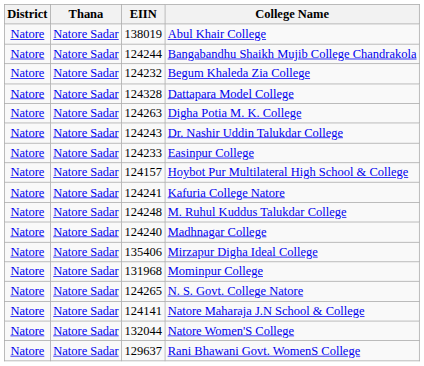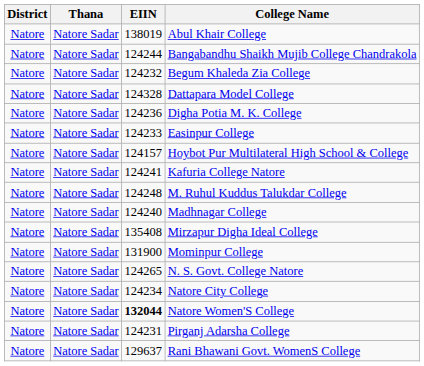(143, 113) 124263 -> (143, 113) 124236
- row: (255, 133)
(143, 251) 135406 -> (143, 232) 135408
(143, 271) 131968 -> (143, 251) 131900
+ row: (218, 291)
- row: (266, 311)
(143, 331) normal -> (143, 311) bold
+ row: (229, 331)
